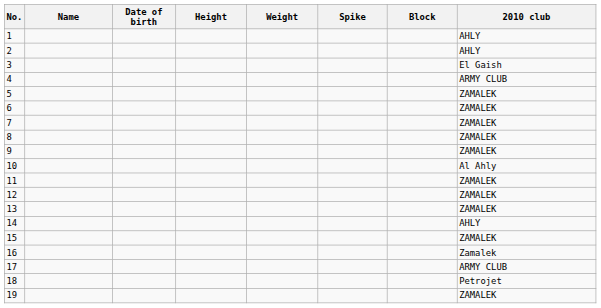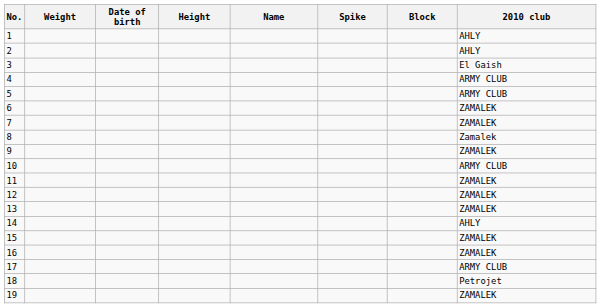columns swapped: (68, 17) <-> (282, 17)
(478, 94) ZAMALEK -> (483, 94) ARMY CLUB
(478, 137) ZAMALEK -> (478, 137) Zamalek
(478, 166) Al Ahly -> (483, 166) ARMY CLUB
(478, 252) Zamalek -> (478, 252) ZAMALEK
